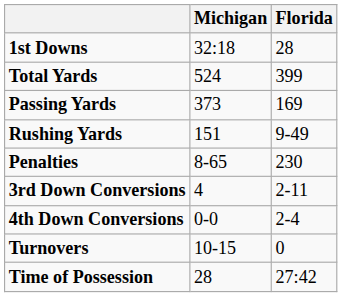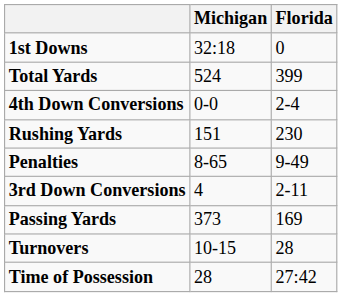(285, 47) 28 -> (280, 47) 0
rows swapped: (62, 104) <-> (96, 219)
(292, 133) 9-49 -> (289, 133) 230
(289, 162) 230 -> (292, 162) 9-49
(280, 248) 0 -> (285, 248) 28
